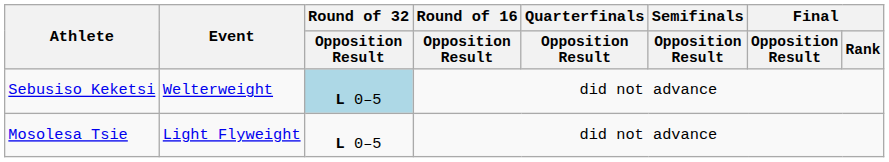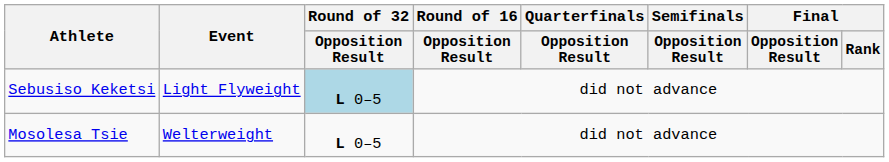(218, 91) Welterweight -> (232, 91) Light Flyweight
(232, 135) Light Flyweight -> (218, 135) Welterweight
